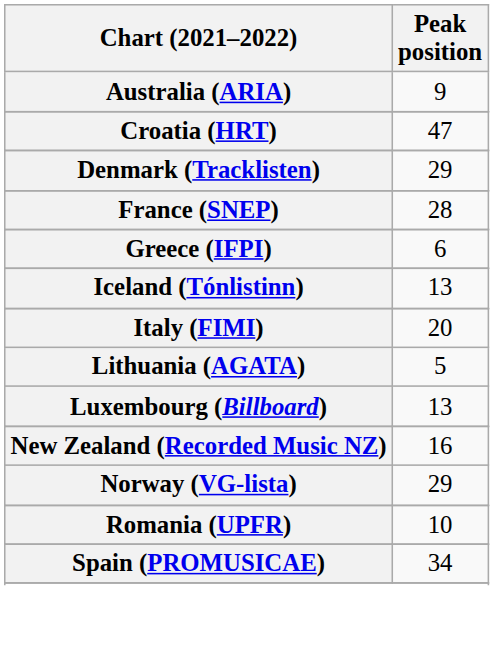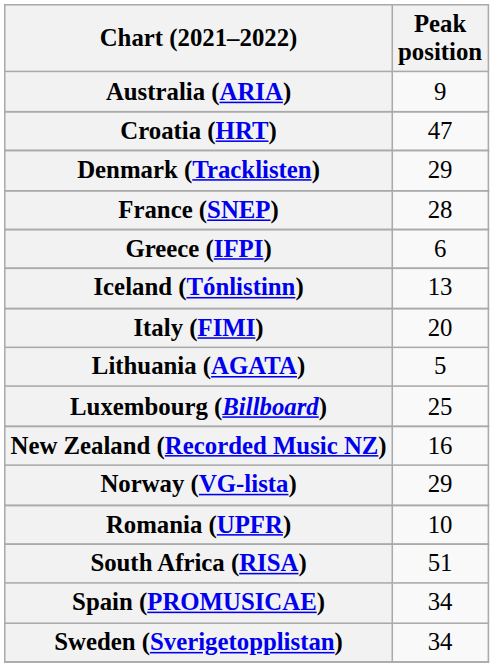(440, 406) 13 -> (440, 406) 25
+ row: (199, 563)
+ row: (199, 642)
